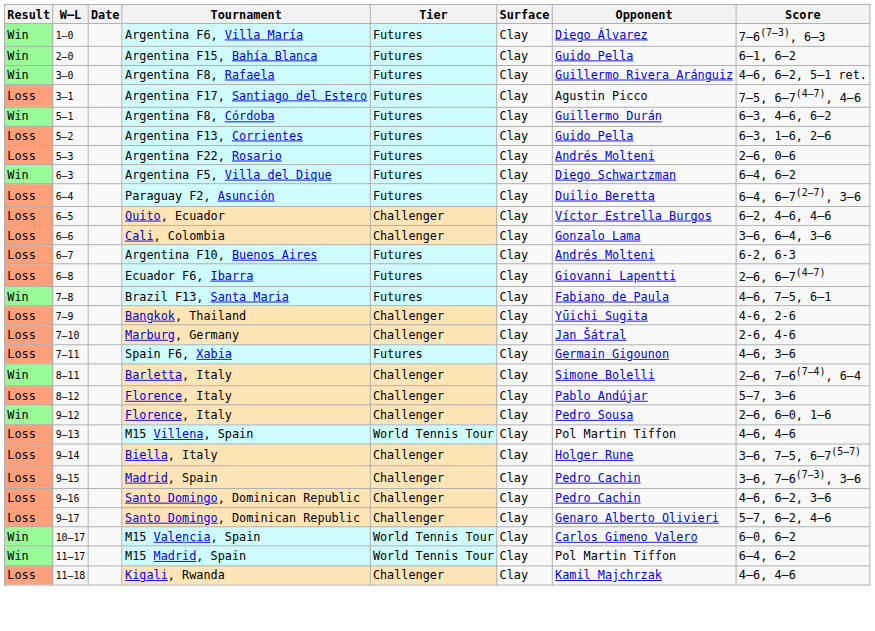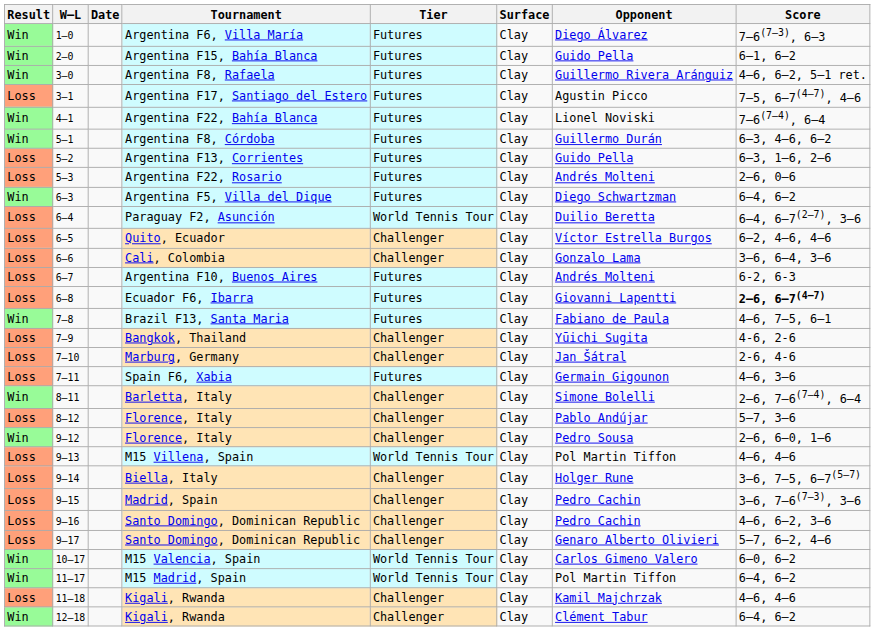+ row: (65, 119)
(398, 195) Futures -> (433, 217) World Tennis Tour
(782, 275) normal -> (782, 298) bold
+ row: (70, 618)
